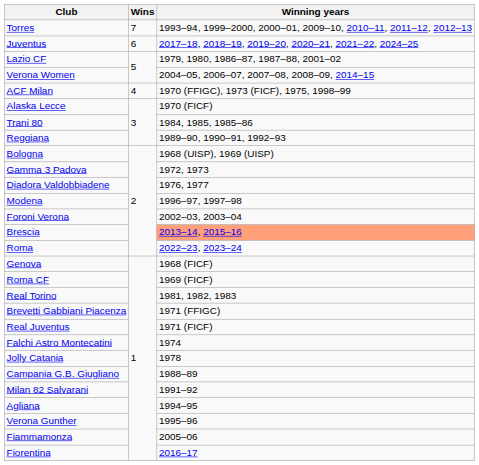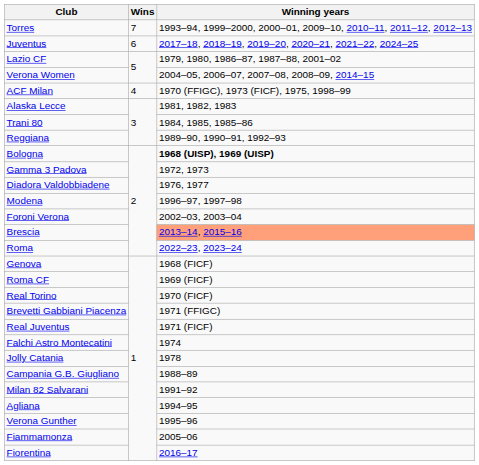(186, 106) 1970 (FICF) -> (198, 106) 1981, 1982, 1983
(216, 153) normal -> (216, 153) bold
(198, 295) 1981, 1982, 1983 -> (186, 295) 1970 (FICF)
